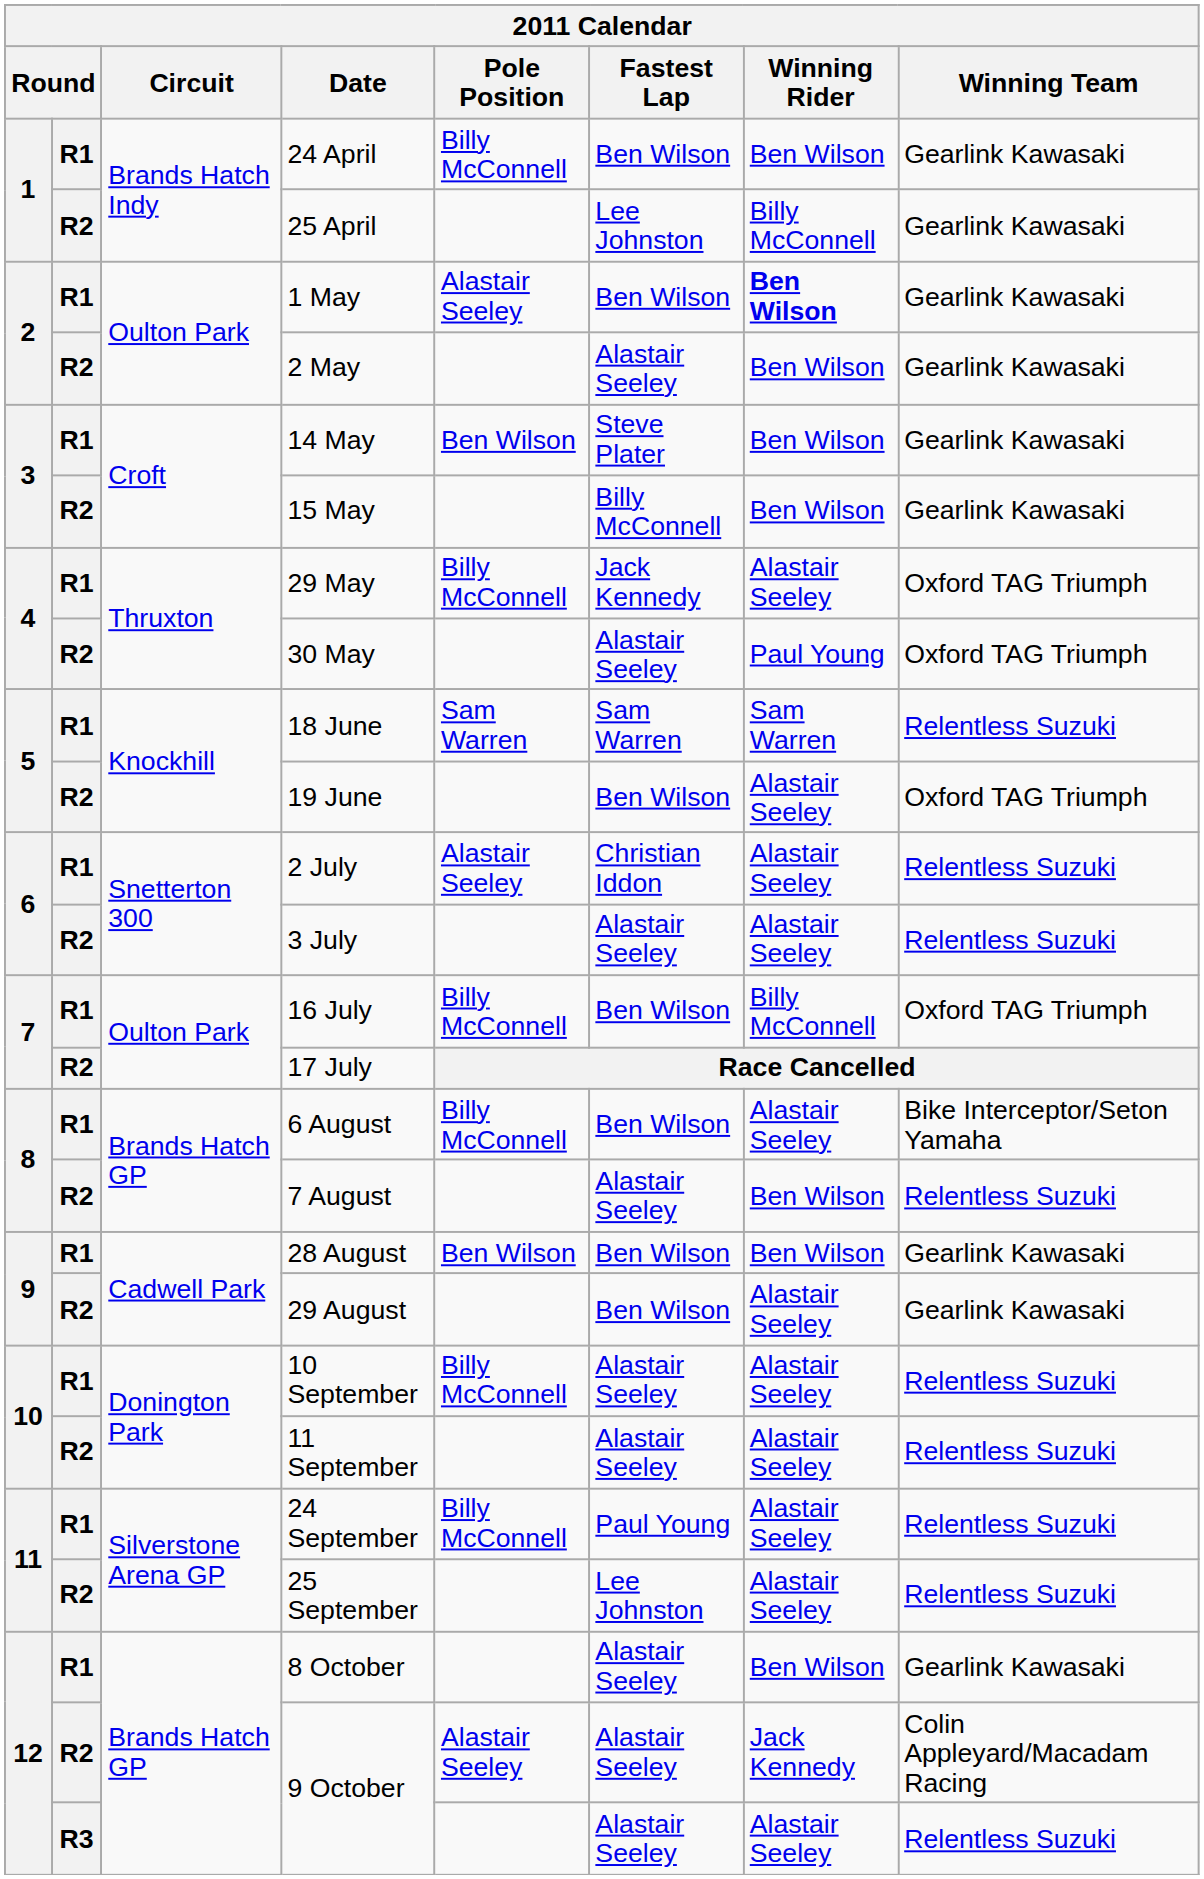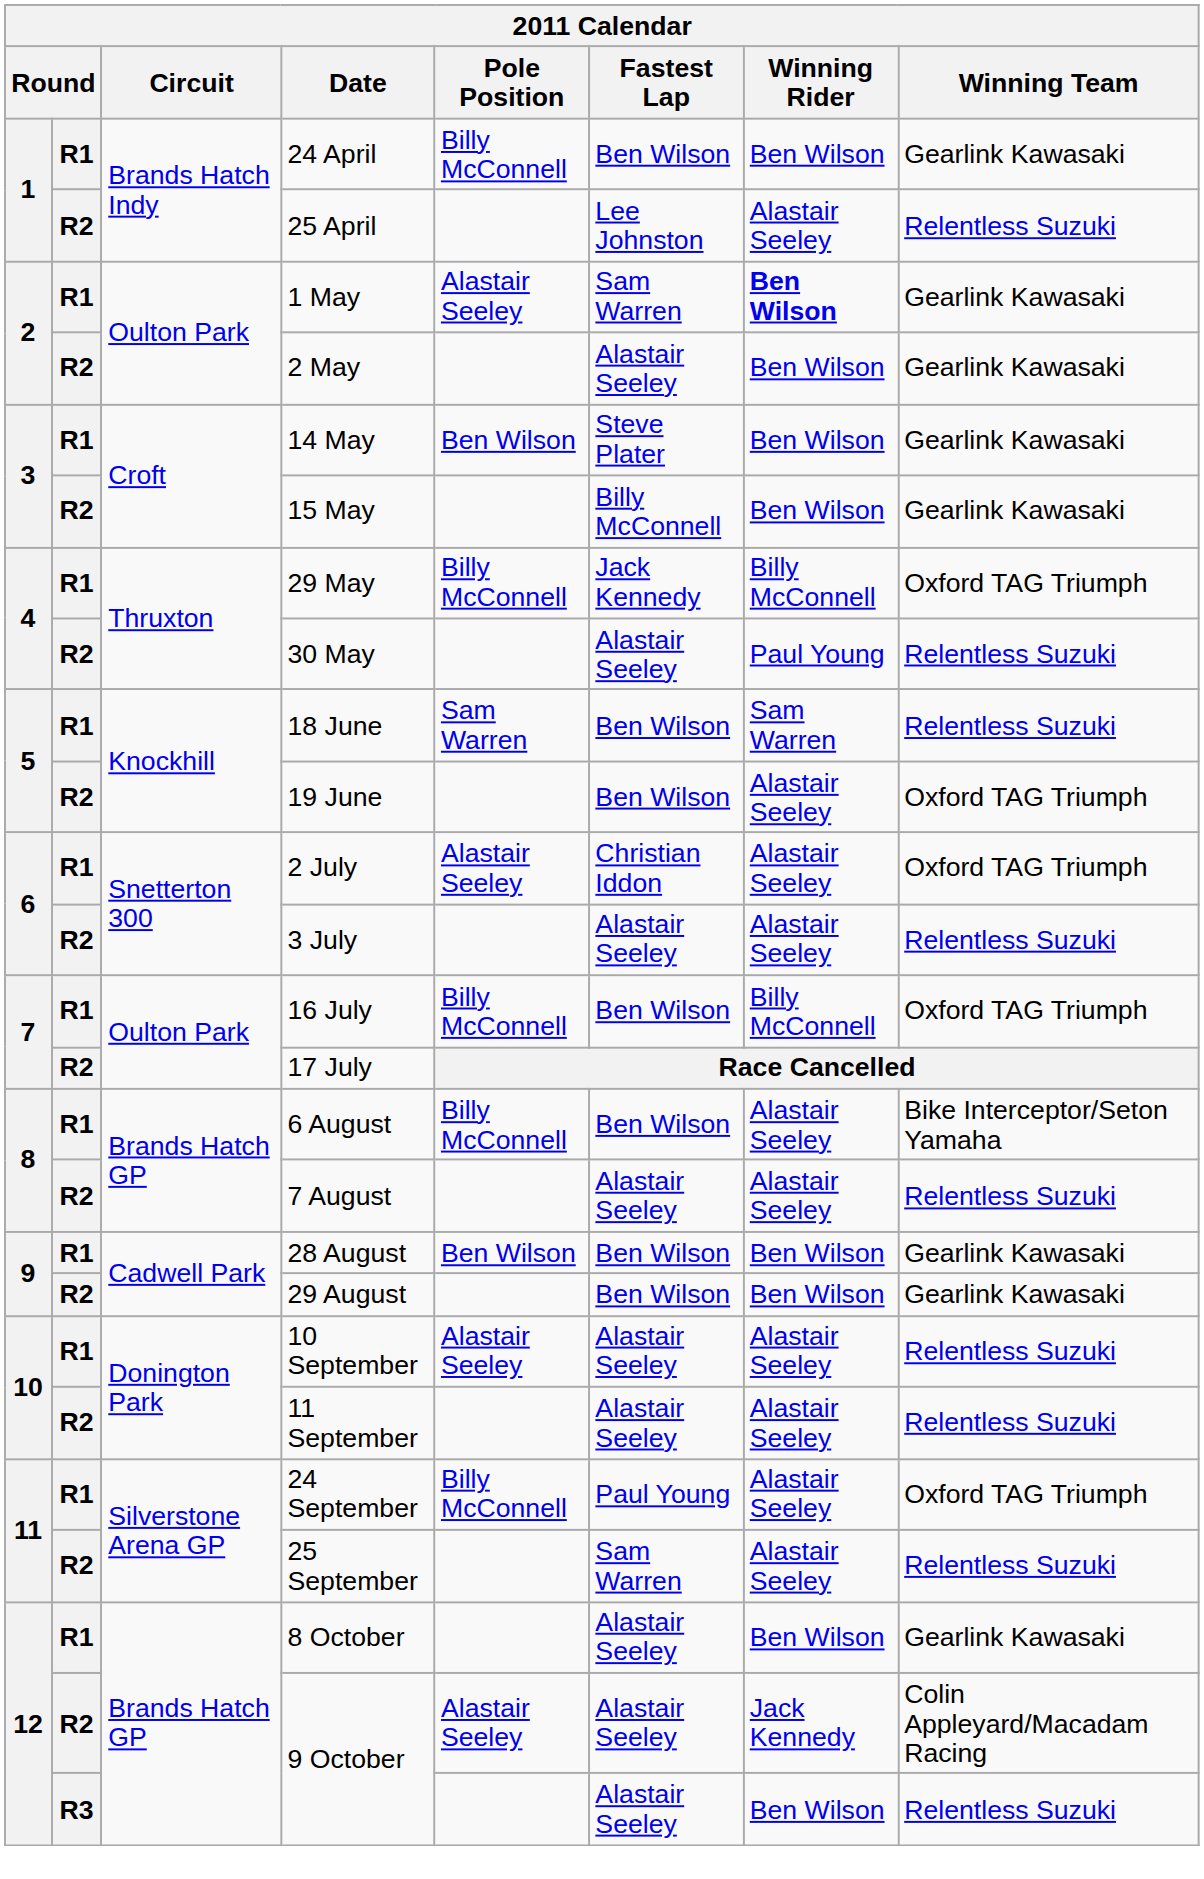(813, 225) Billy McConnell -> (794, 225) Alastair Seeley
(1015, 225) Gearlink Kawasaki -> (1010, 225) Relentless Suzuki
(663, 297) Ben Wilson -> (639, 297) Sam Warren
(794, 582) Alastair Seeley -> (813, 582) Billy McConnell
(1026, 654) Oxford TAG Triumph -> (1010, 654) Relentless Suzuki
(639, 725) Sam Warren -> (663, 725) Ben Wilson
(1010, 868) Relentless Suzuki -> (1026, 868) Oxford TAG Triumph
(817, 1196) Ben Wilson -> (794, 1196) Alastair Seeley
(794, 1309) Alastair Seeley -> (817, 1294) Ben Wilson
(504, 1380) Billy McConnell -> (485, 1351) Alastair Seeley
(1010, 1523) Relentless Suzuki -> (1026, 1494) Oxford TAG Triumph
(649, 1595) Lee Johnston -> (639, 1565) Sam Warren
(794, 1838) Alastair Seeley -> (817, 1809) Ben Wilson
